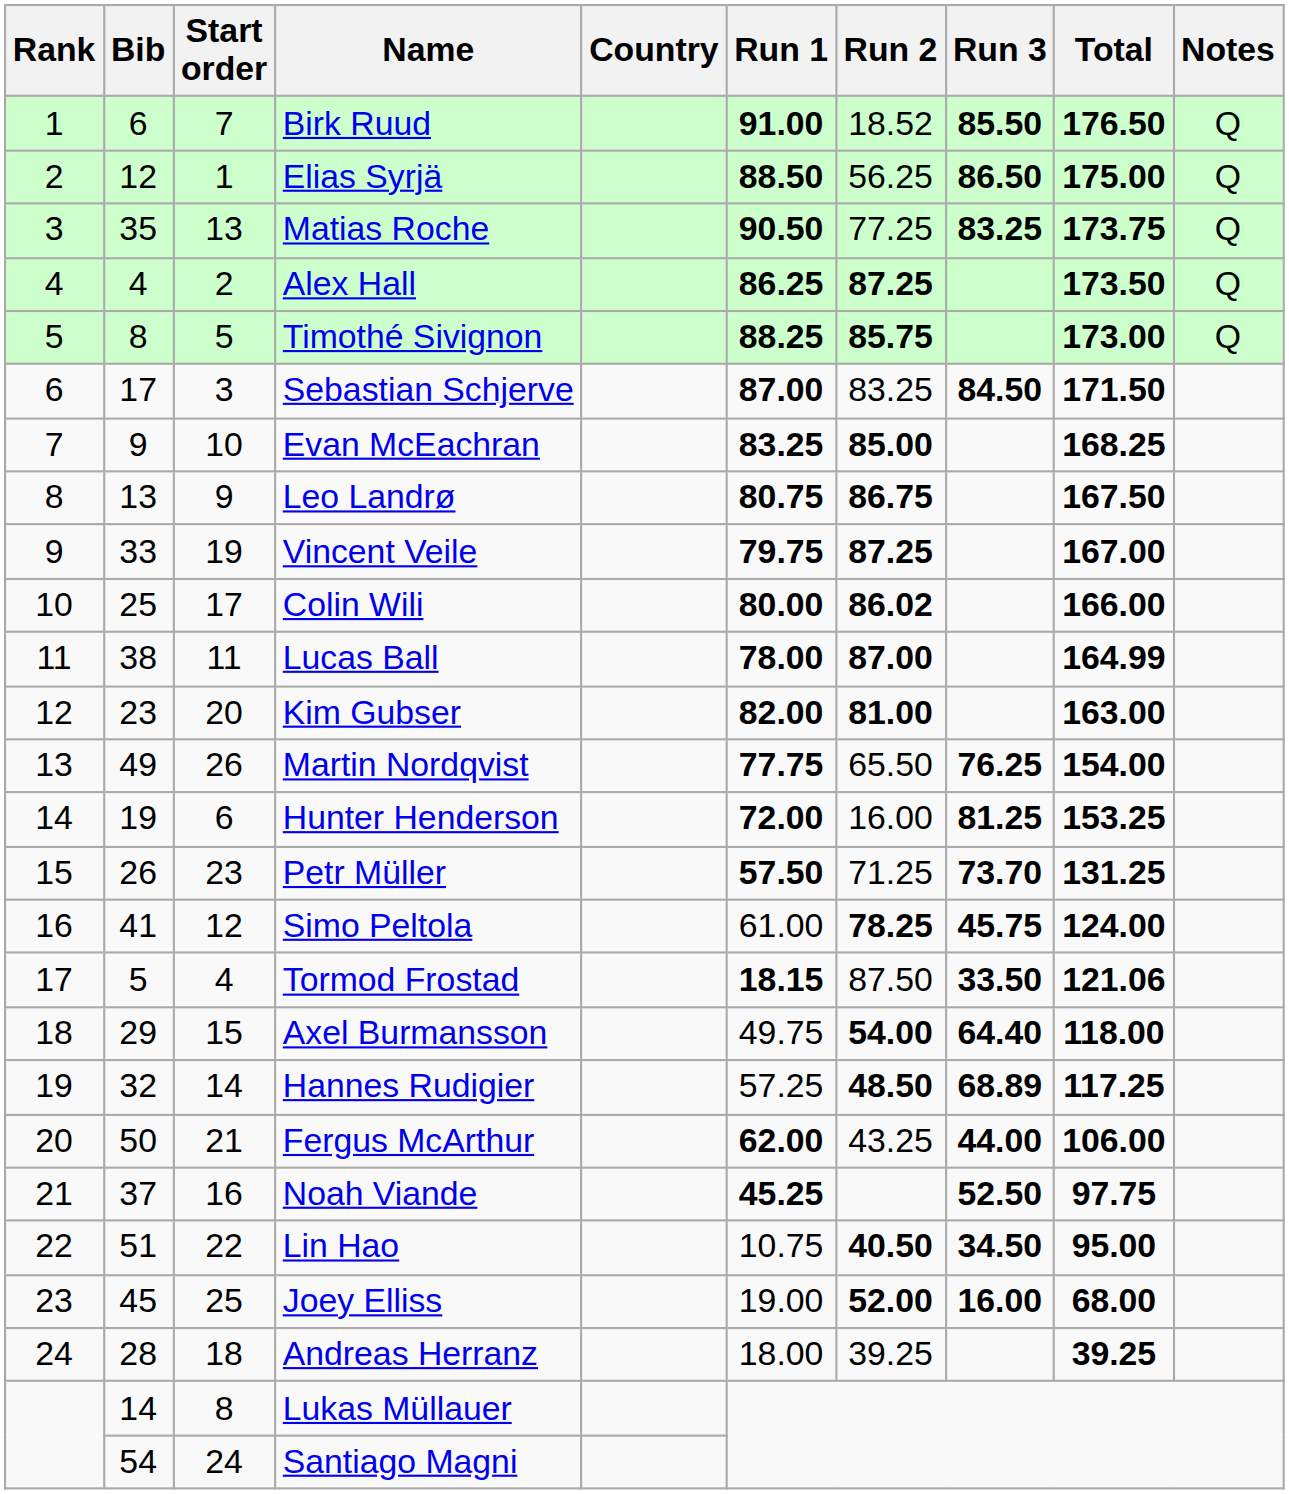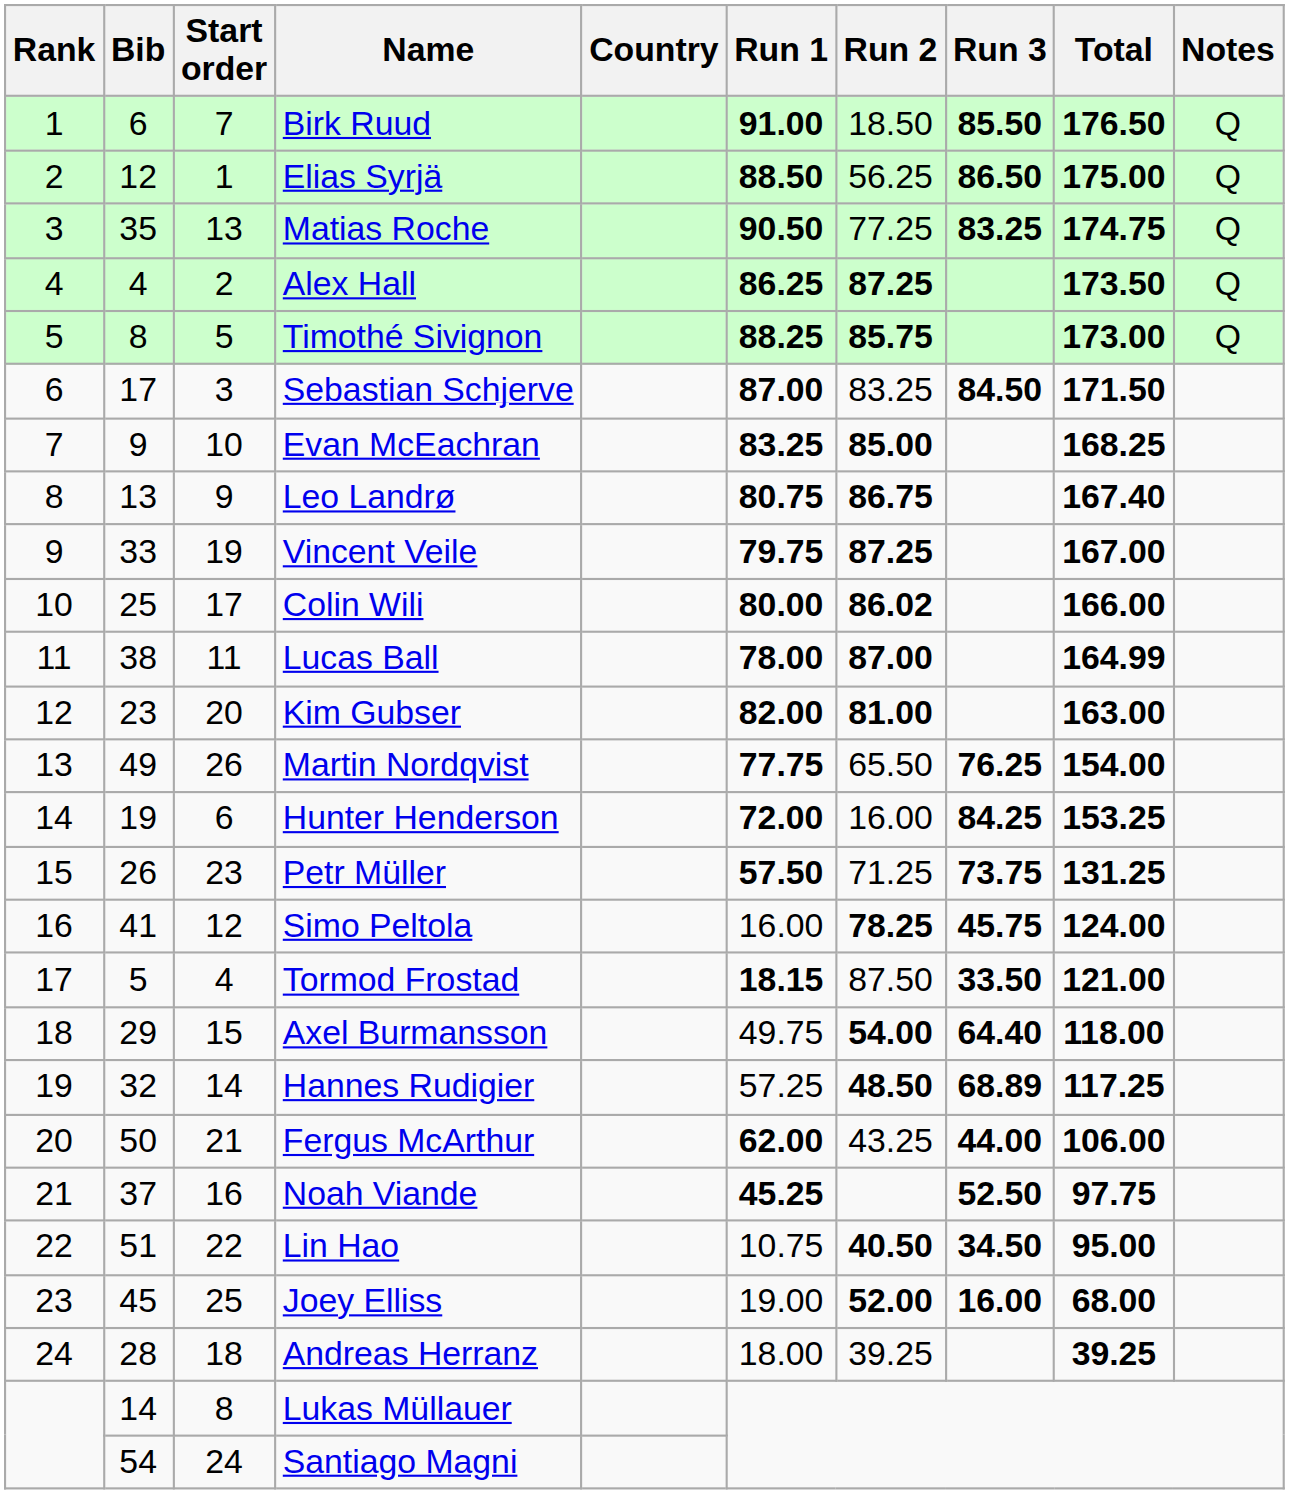(890, 122) 18.52 -> (890, 122) 18.50
(1114, 229) 173.75 -> (1114, 229) 174.75
(1114, 497) 167.50 -> (1114, 497) 167.40
(1000, 818) 81.25 -> (1000, 818) 84.25
(1000, 872) 73.70 -> (1000, 872) 73.75
(781, 925) 61.00 -> (781, 925) 16.00
(1114, 979) 121.06 -> (1114, 979) 121.00
